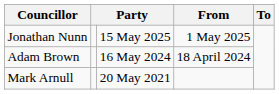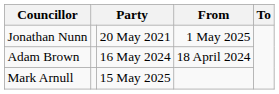(135, 36) 15 May 2025 -> (135, 36) 20 May 2021
(135, 78) 20 May 2021 -> (135, 78) 15 May 2025
